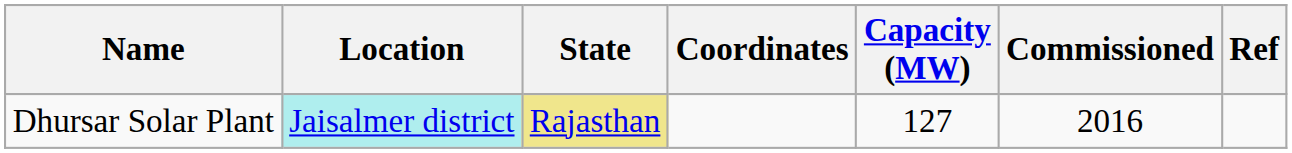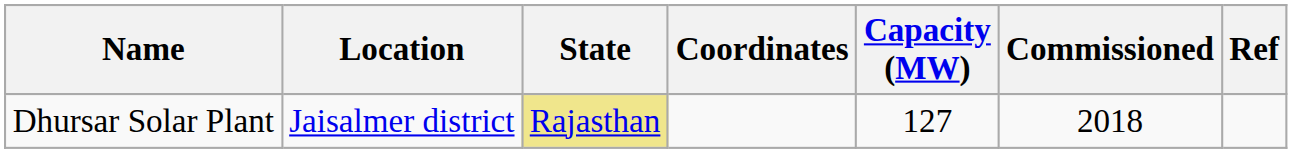(402, 120) paleturquoise background -> (402, 120) no background
(1110, 120) 2016 -> (1110, 120) 2018
